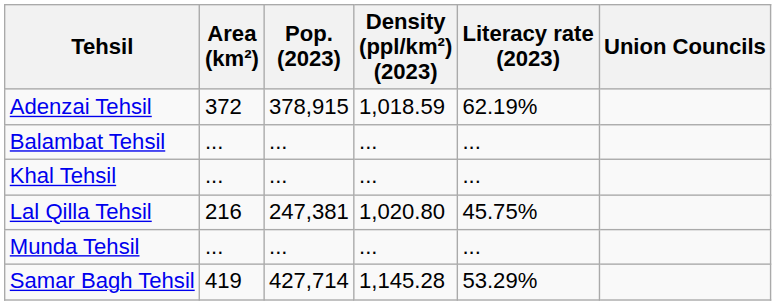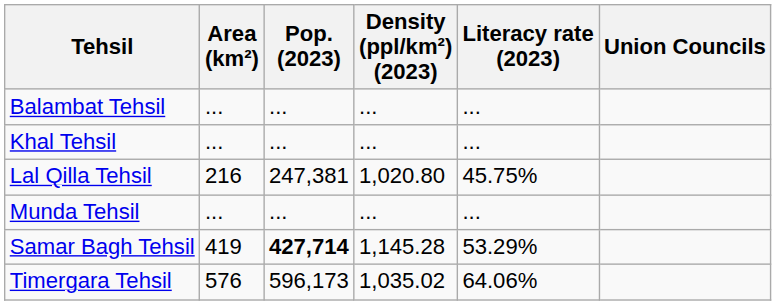- row: (81, 106)
(309, 281) normal -> (309, 246) bold
+ row: (91, 281)
